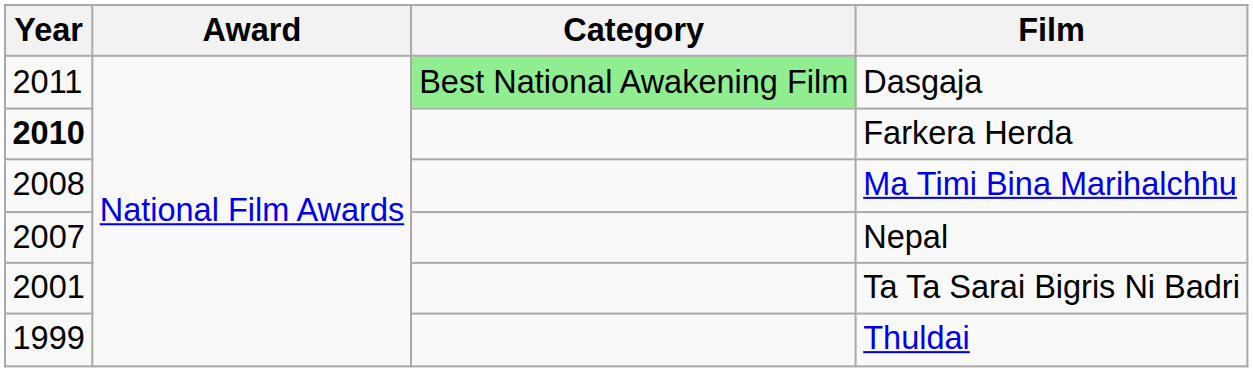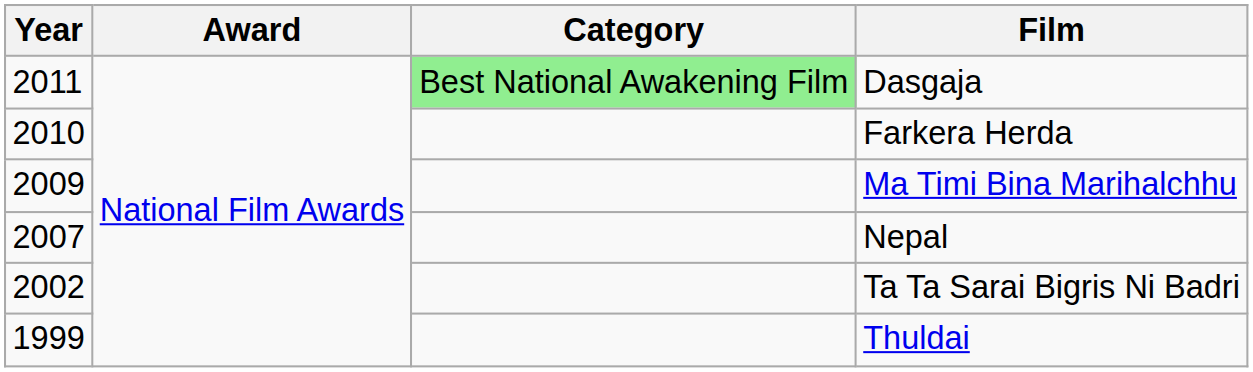(49, 133) bold -> (49, 133) normal
(49, 184) 2008 -> (49, 184) 2009
(49, 287) 2001 -> (49, 287) 2002
